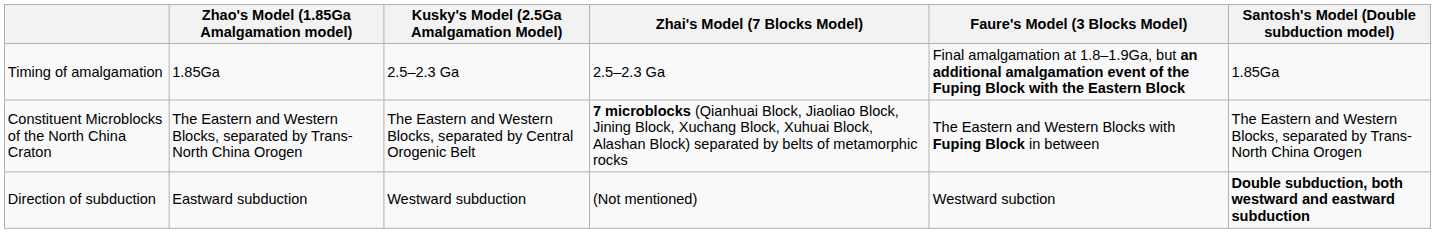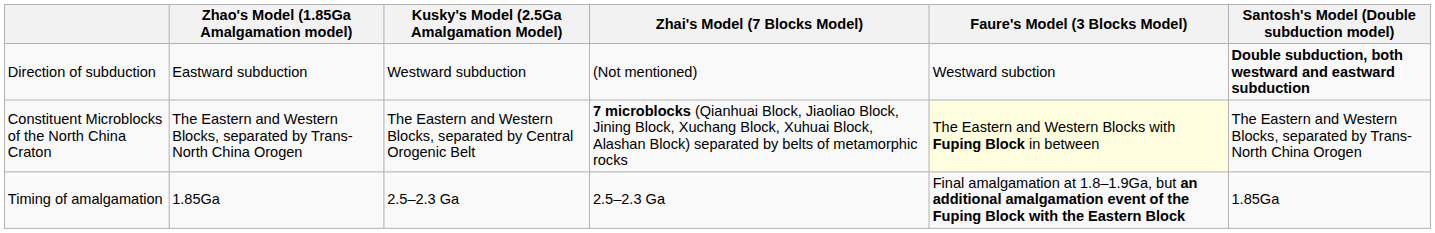rows swapped: (85, 71) <-> (82, 199)
(1054, 135) no background -> (1054, 135) lightyellow background
